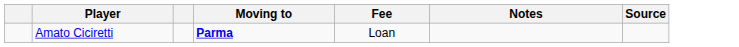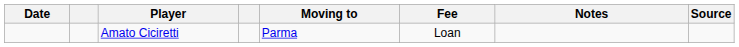+ column: (37, 14)
(215, 33) bold -> (279, 33) normal
